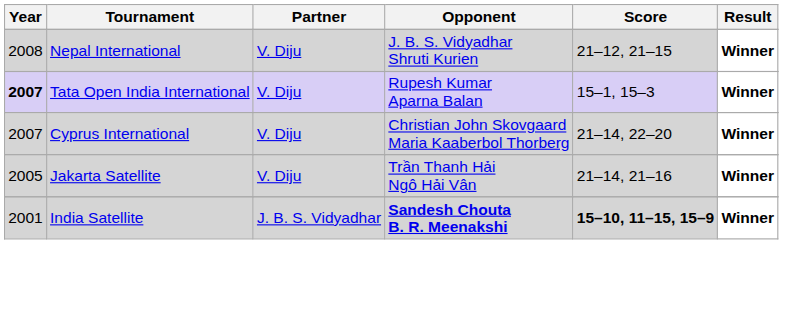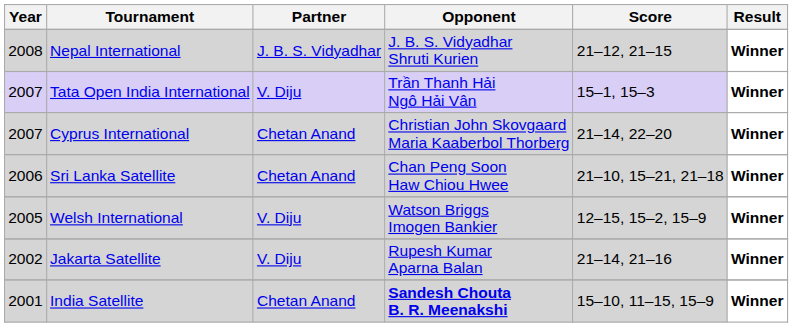(279, 50) V. Diju -> (319, 50) J. B. S. Vidyadhar
(25, 92) bold -> (25, 92) normal
(440, 92) Rupesh Kumar Aparna Balan -> (442, 92) Trần Thanh Hải Ngô Hải Vân
(279, 134) V. Diju -> (306, 134) Chetan Anand
+ row: (113, 176)
+ row: (116, 218)
(25, 176) 2005 -> (25, 260) 2002
(442, 176) Trần Thanh Hải Ngô Hải Vân -> (440, 260) Rupesh Kumar Aparna Balan
(319, 218) J. B. S. Vidyadhar -> (306, 302) Chetan Anand
(646, 218) bold -> (645, 302) normal
